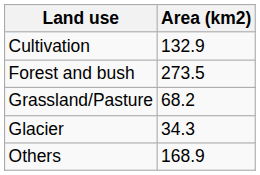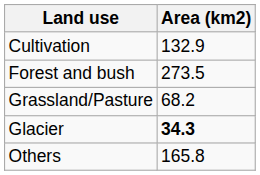(178, 128) normal -> (178, 128) bold
(183, 156) 168.9 -> (183, 156) 165.8
